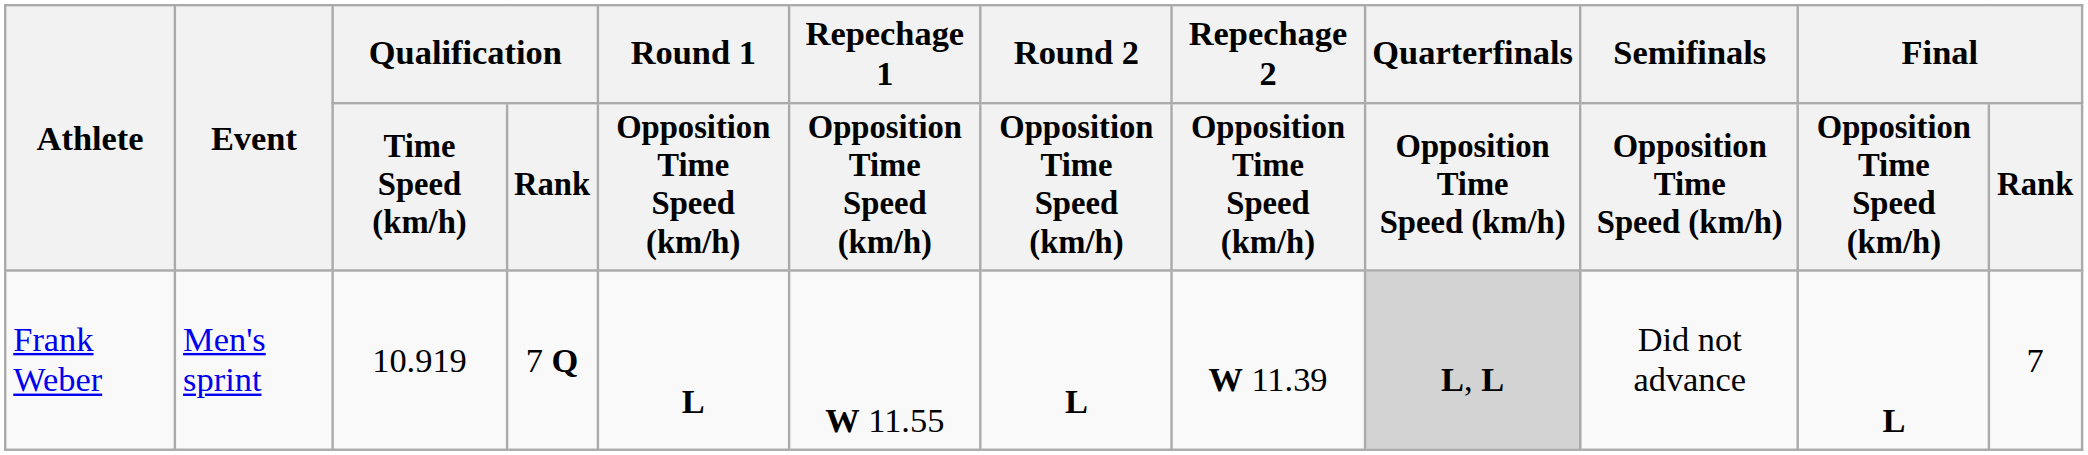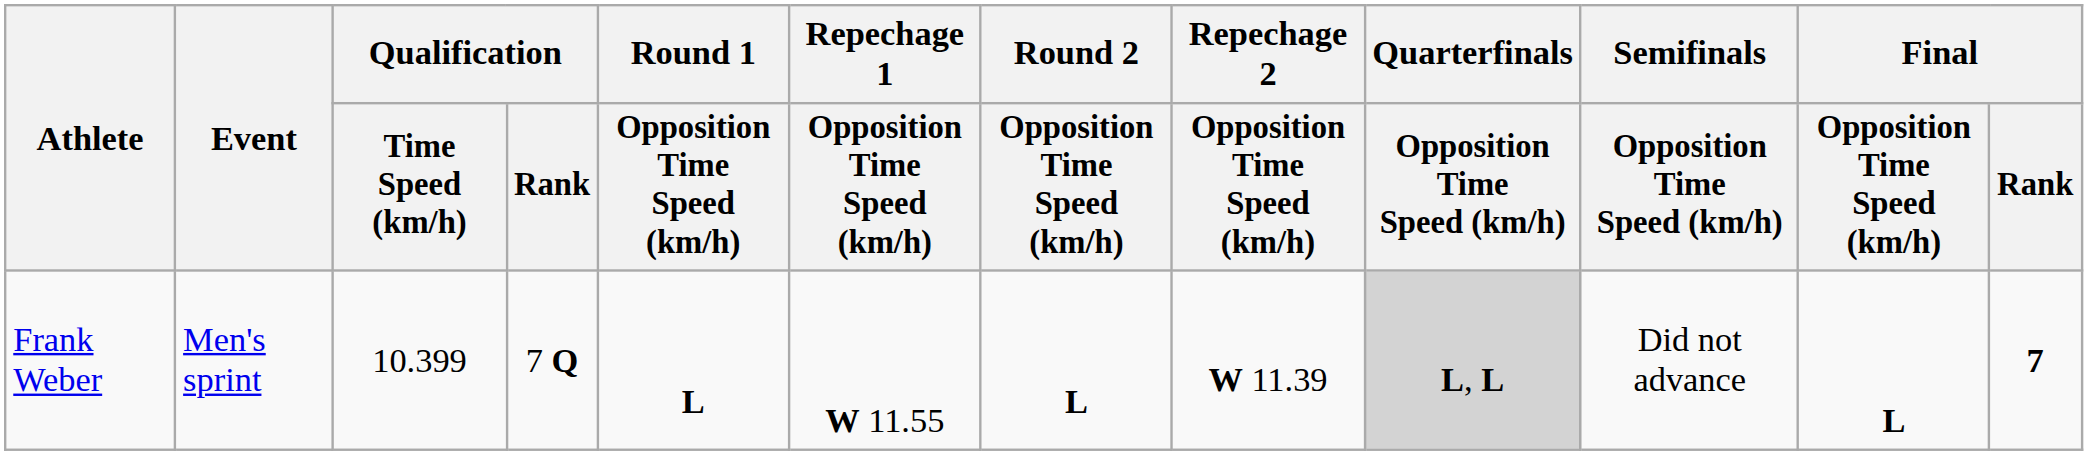(420, 360) 10.919 -> (420, 360) 10.399
(2035, 360) normal -> (2035, 360) bold
